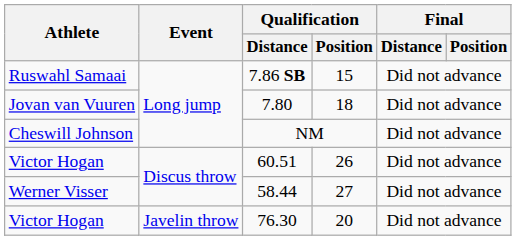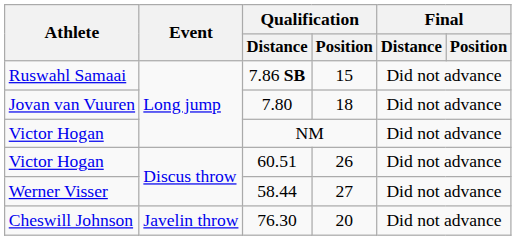(71, 133) Cheswill Johnson -> (56, 133) Victor Hogan
(56, 220) Victor Hogan -> (71, 220) Cheswill Johnson
